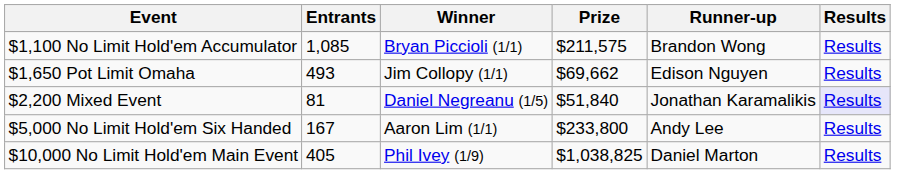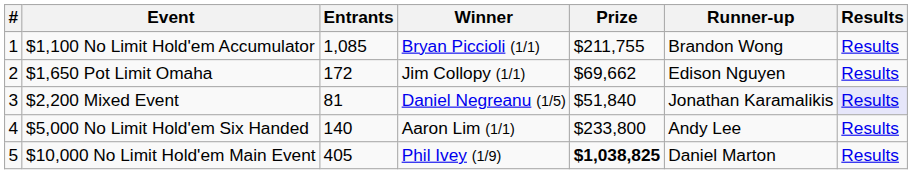+ column: (13, 18)
(592, 45) $211,575 -> (609, 45) $211,755
(320, 73) 493 -> (338, 73) 172
(320, 127) 167 -> (338, 127) 140
(599, 155) normal -> (617, 155) bold
